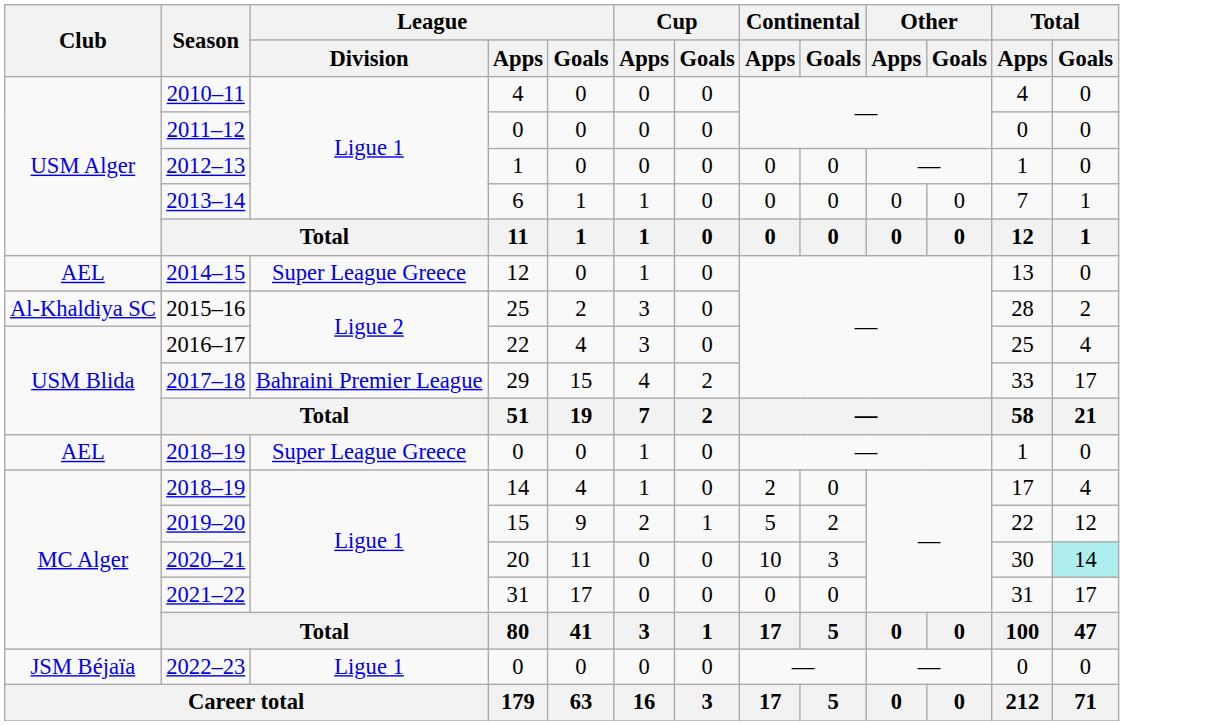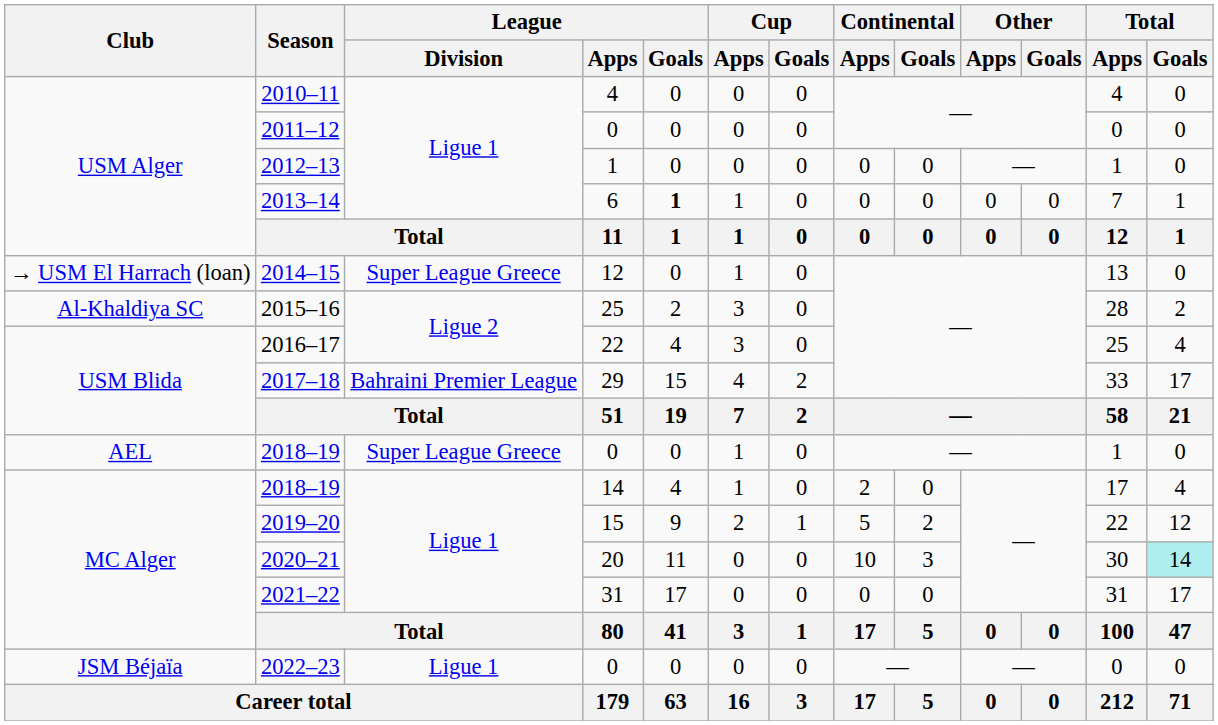(581, 201) normal -> (676, 201) bold
(83, 272) AEL -> (130, 272) → USM El Harrach (loan)
